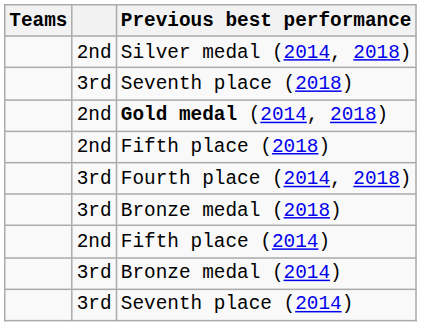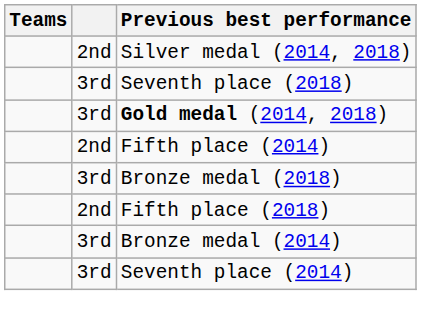(94, 115) 2nd -> (94, 115) 3rd
rows swapped: (225, 242) <-> (225, 147)
- row: (266, 178)
